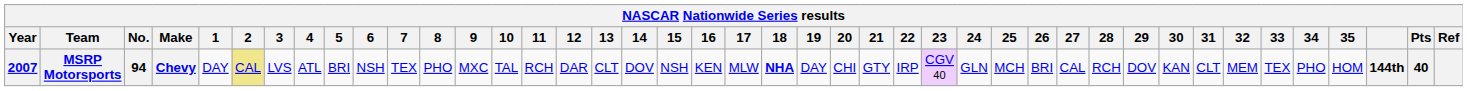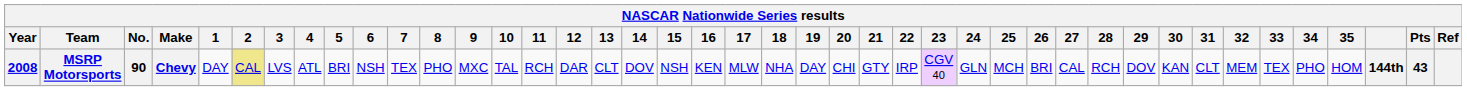(23, 67) 2007 -> (23, 67) 2008
(139, 67) 94 -> (139, 67) 90
(780, 67) bold -> (779, 67) normal
(1421, 67) 40 -> (1420, 67) 43
